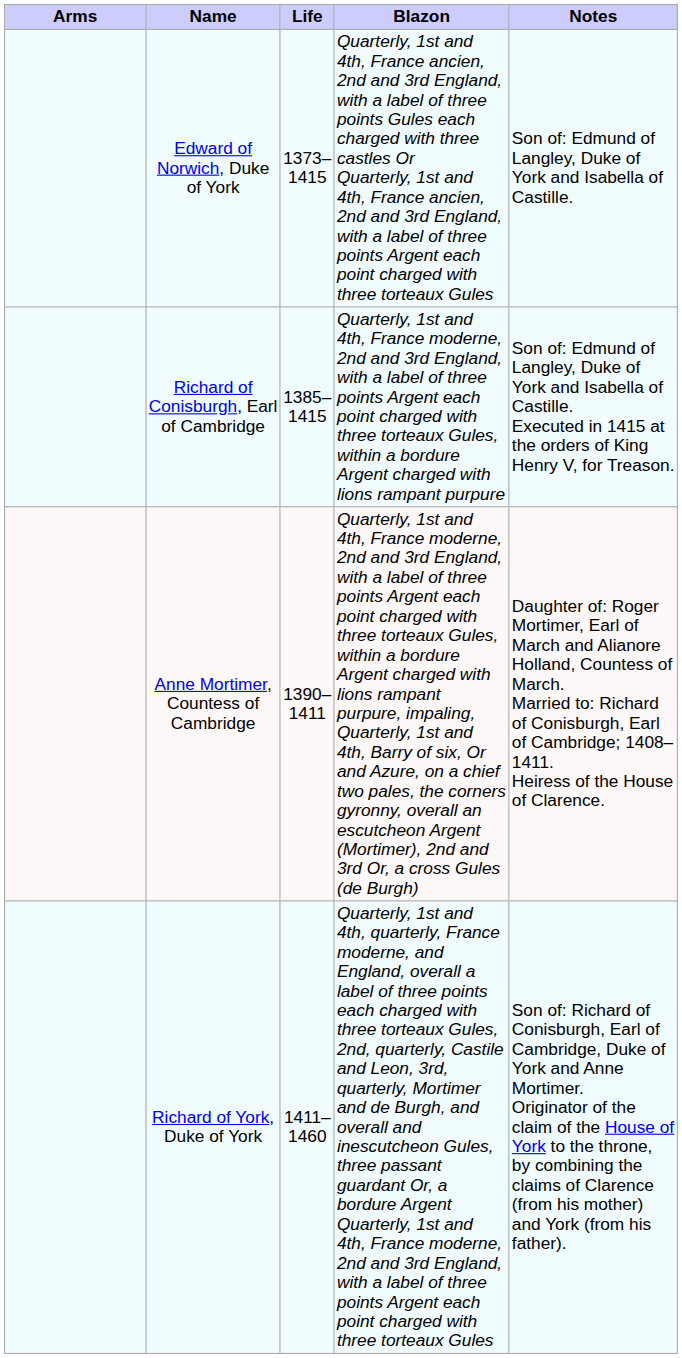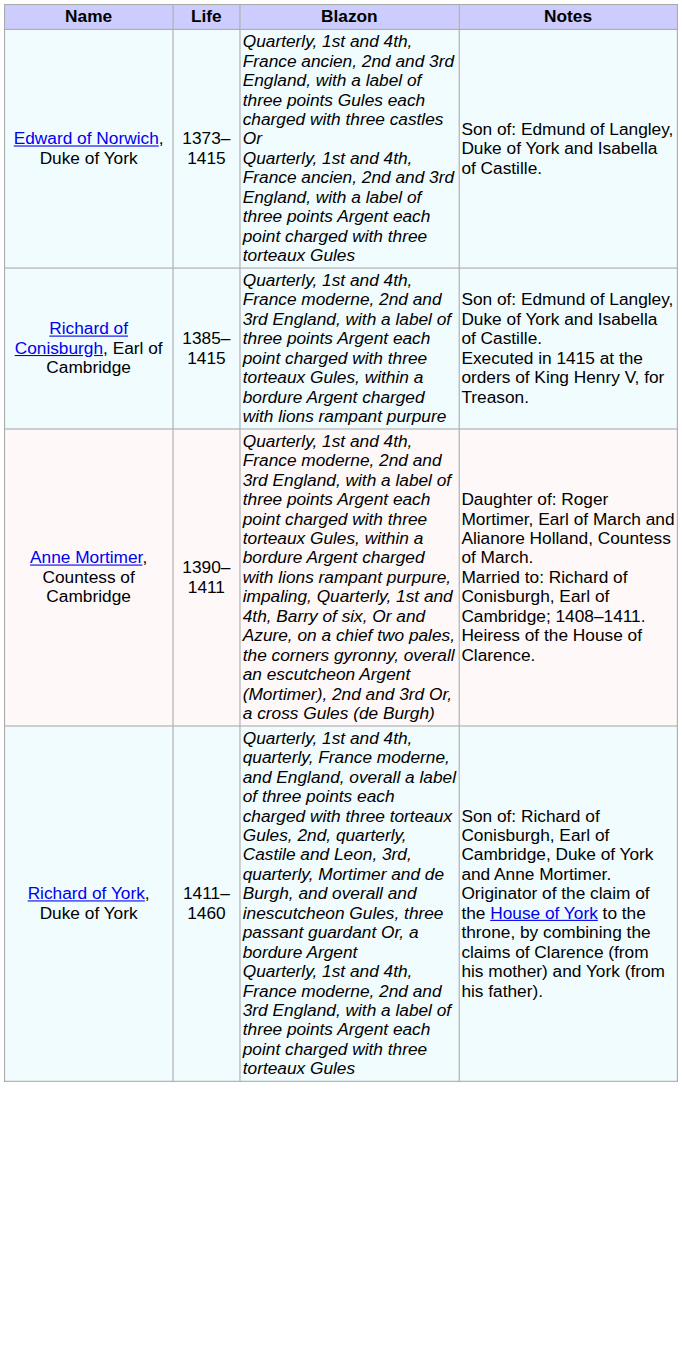- column: (75, 16)
